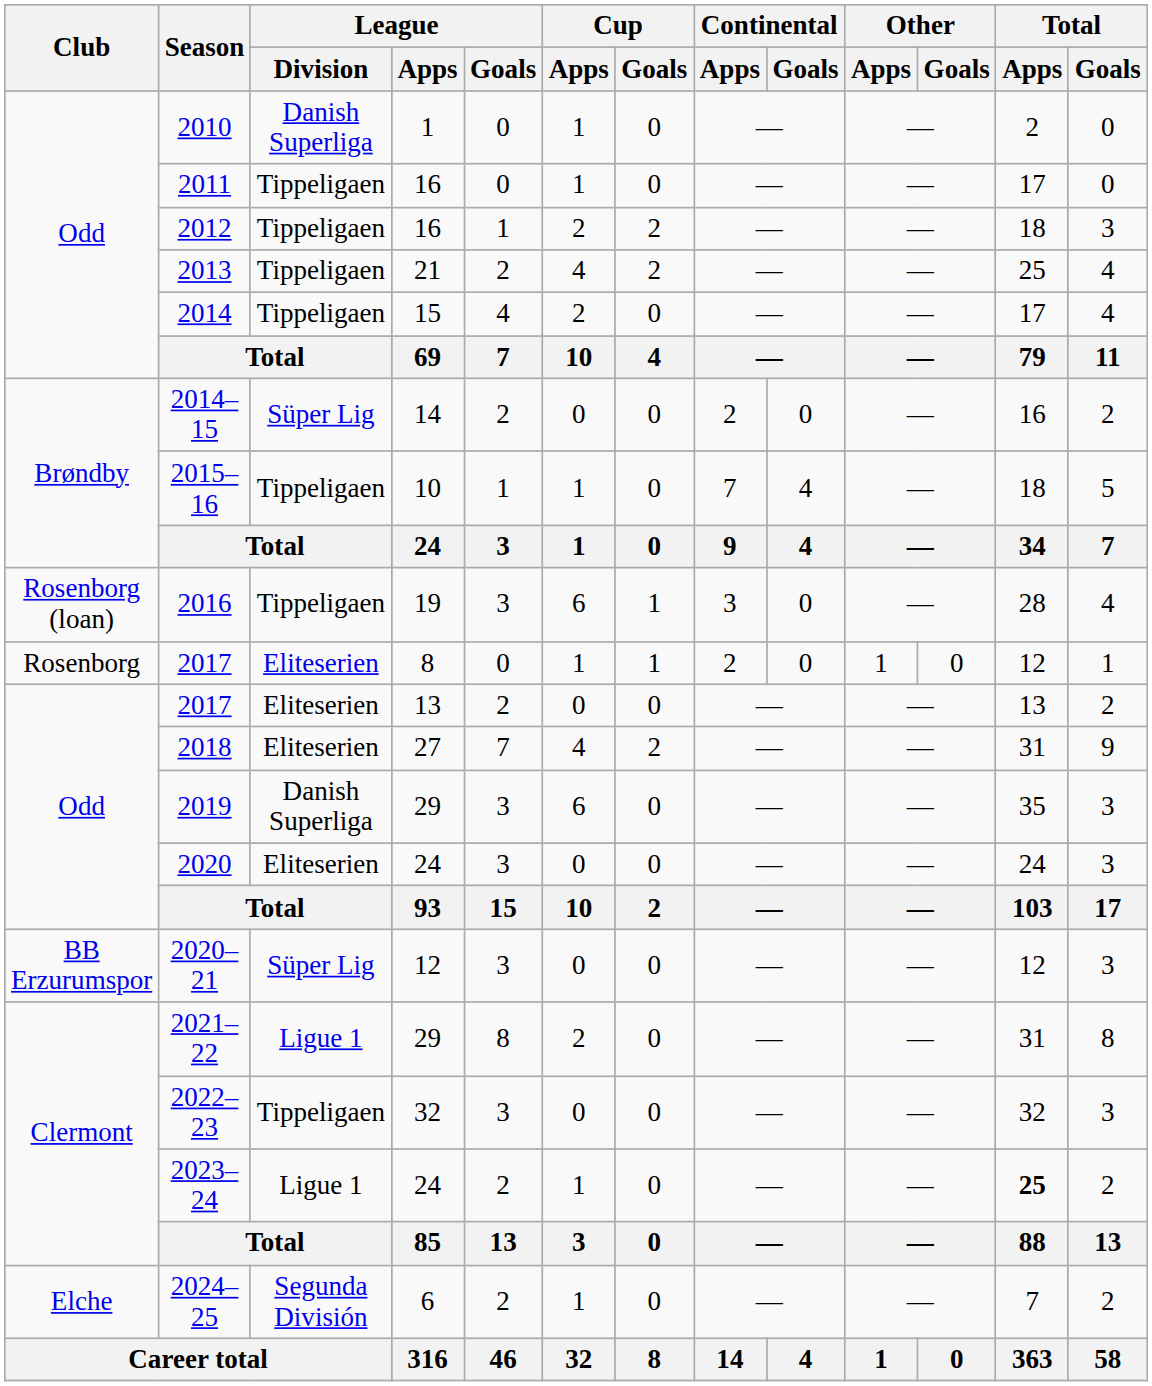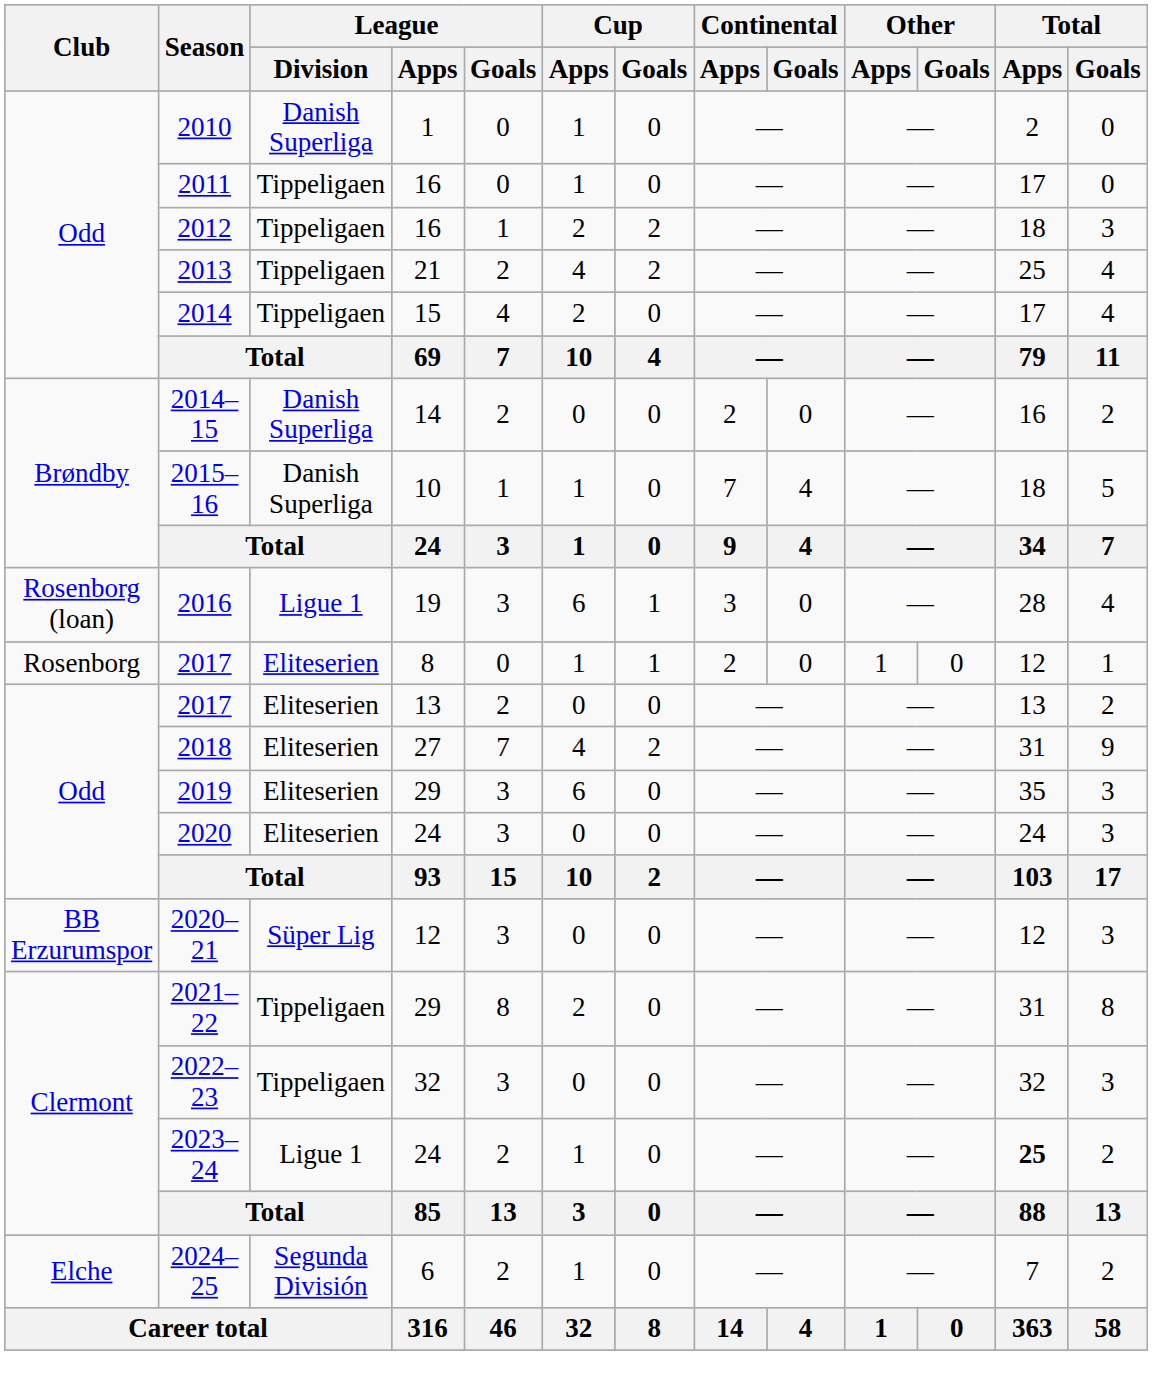(321, 414) Süper Lig -> (321, 414) Danish Superliga
(321, 487) Tippeligaen -> (321, 487) Danish Superliga
(321, 604) Tippeligaen -> (321, 604) Ligue 1
(321, 806) Danish Superliga -> (321, 790) Eliteserien
(321, 1038) Ligue 1 -> (321, 1008) Tippeligaen
